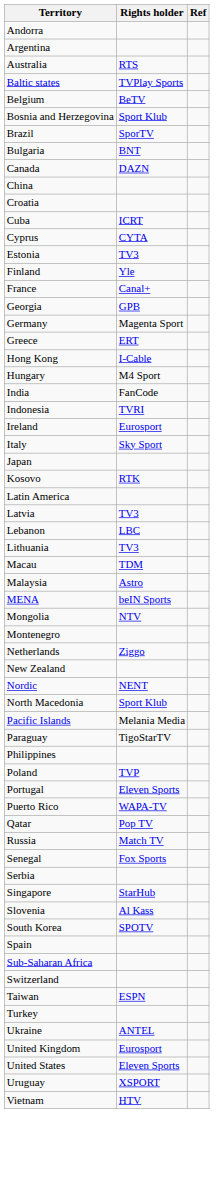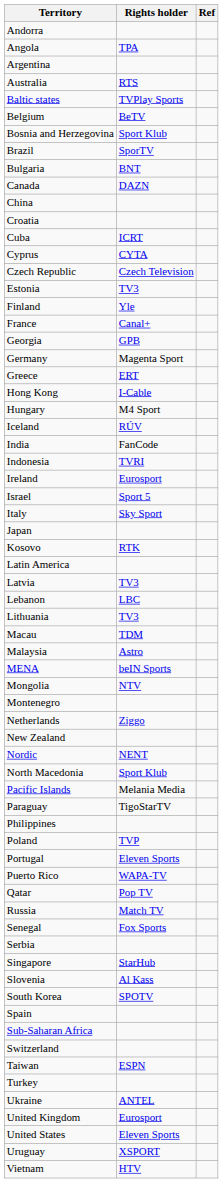+ row: (23, 47)
+ row: (41, 271)
+ row: (23, 427)
+ row: (19, 496)
